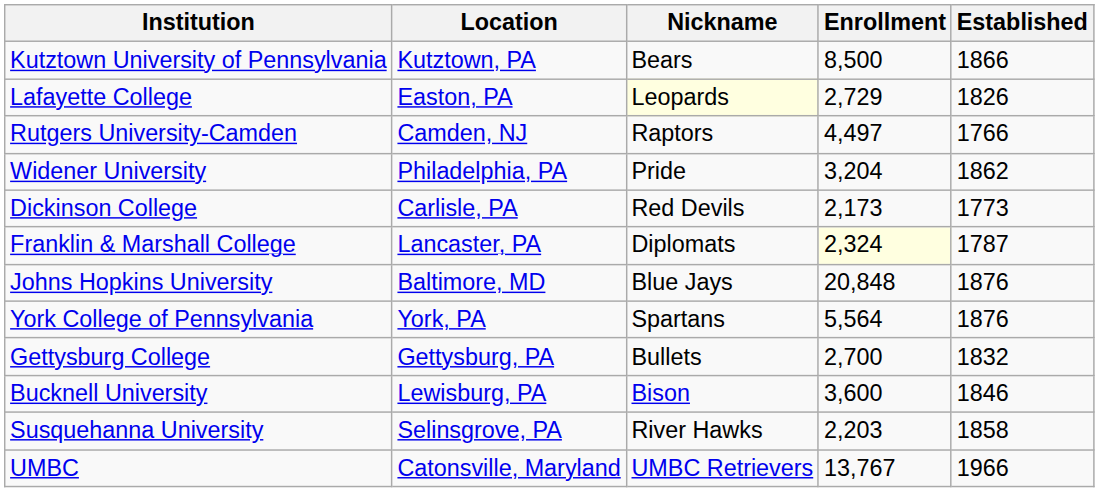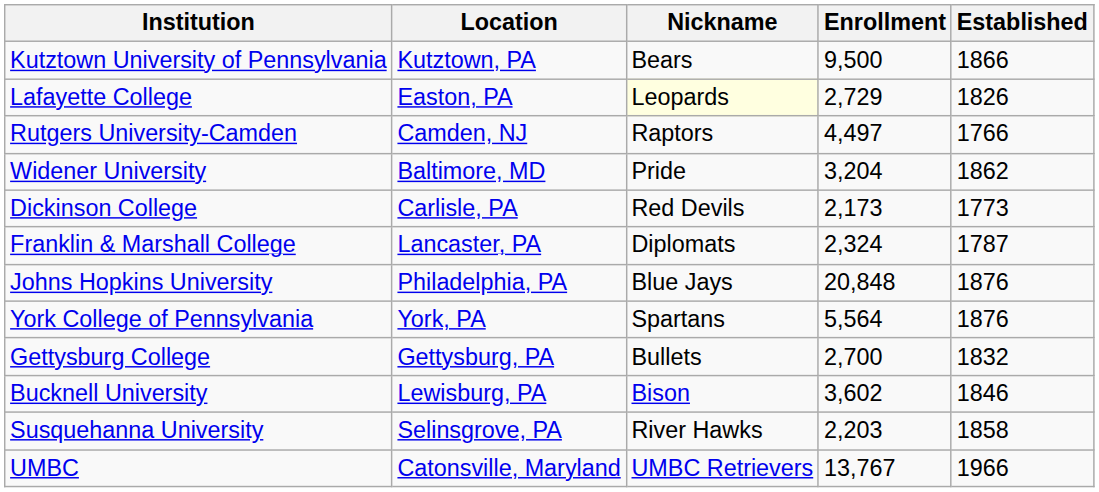(853, 60) 8,500 -> (853, 60) 9,500
(482, 171) Philadelphia, PA -> (471, 171) Baltimore, MD
(853, 245) lightyellow background -> (853, 245) no background
(471, 282) Baltimore, MD -> (482, 282) Philadelphia, PA
(853, 393) 3,600 -> (853, 393) 3,602
